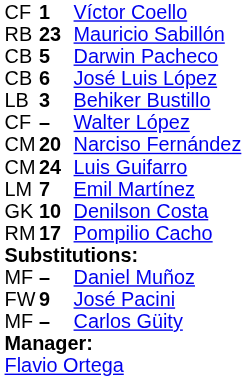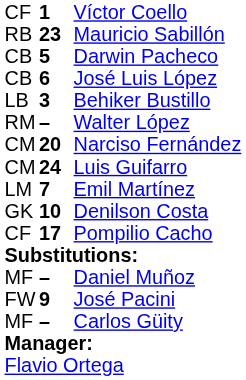(18, 122) CF -> (20, 122) RM
(20, 233) RM -> (18, 233) CF
